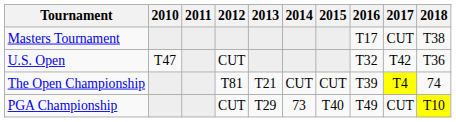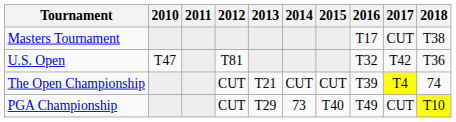(232, 61) CUT -> (232, 61) T81
(232, 83) T81 -> (232, 83) CUT
